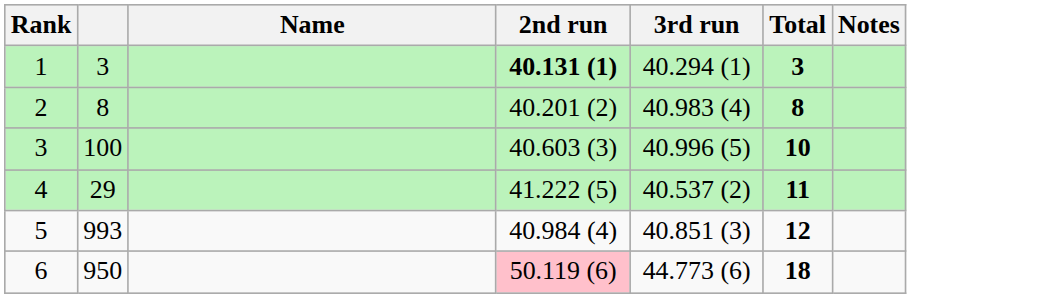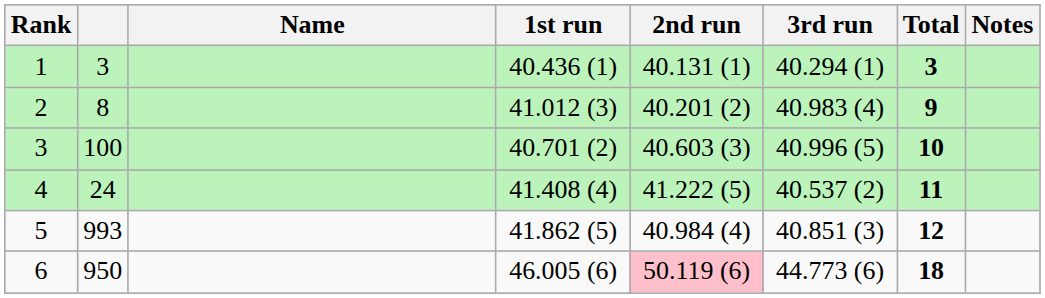+ column: (563, 25)
(563, 66) bold -> (697, 66) normal
(798, 107) 8 -> (931, 107) 9
(103, 189) 29 -> (103, 189) 24
